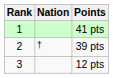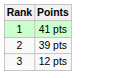- column: (53, 12)
